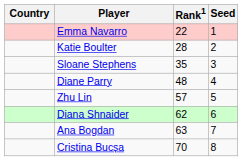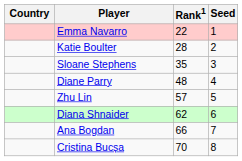(181, 131) 63 -> (181, 131) 66
